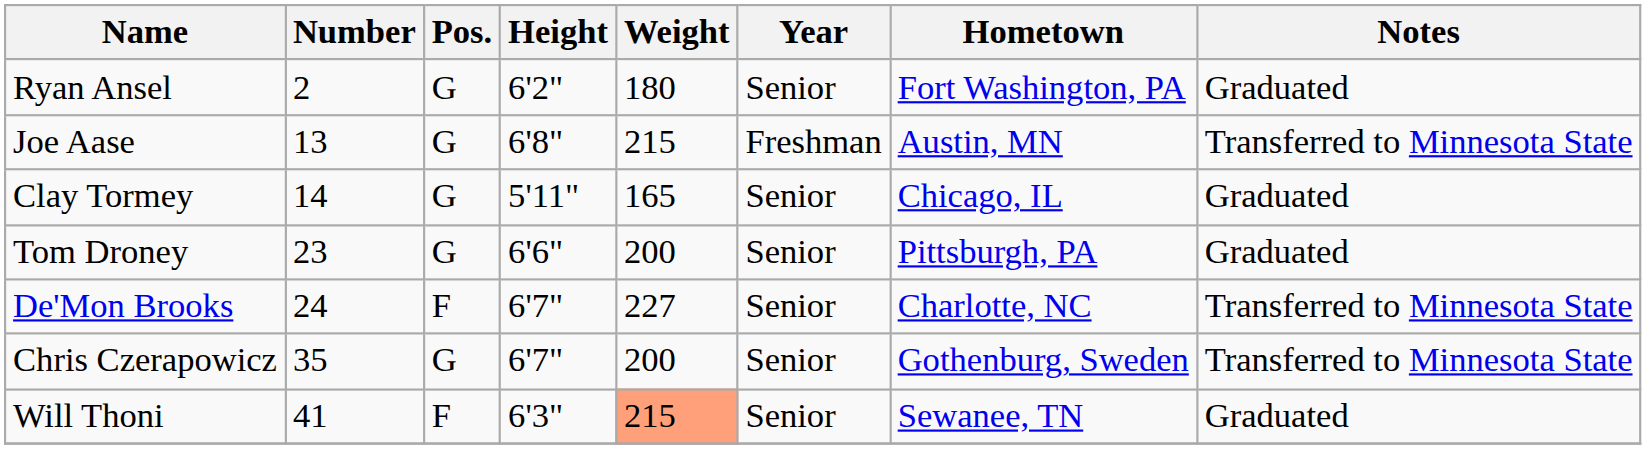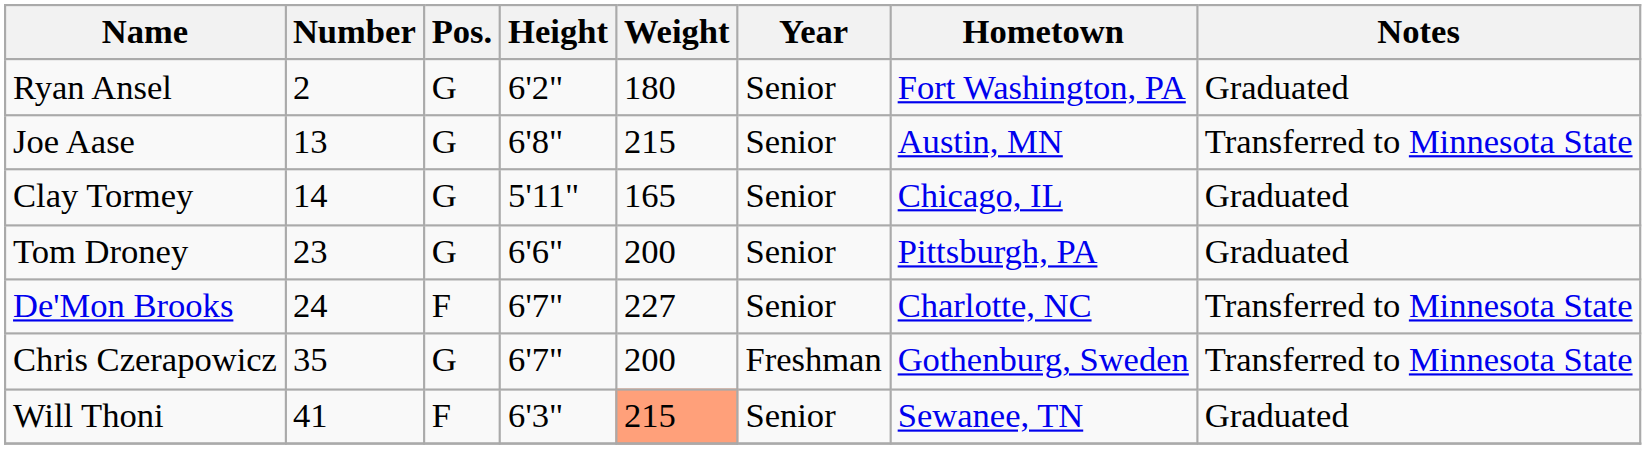(814, 141) Freshman -> (791, 141) Senior
(791, 360) Senior -> (814, 360) Freshman
